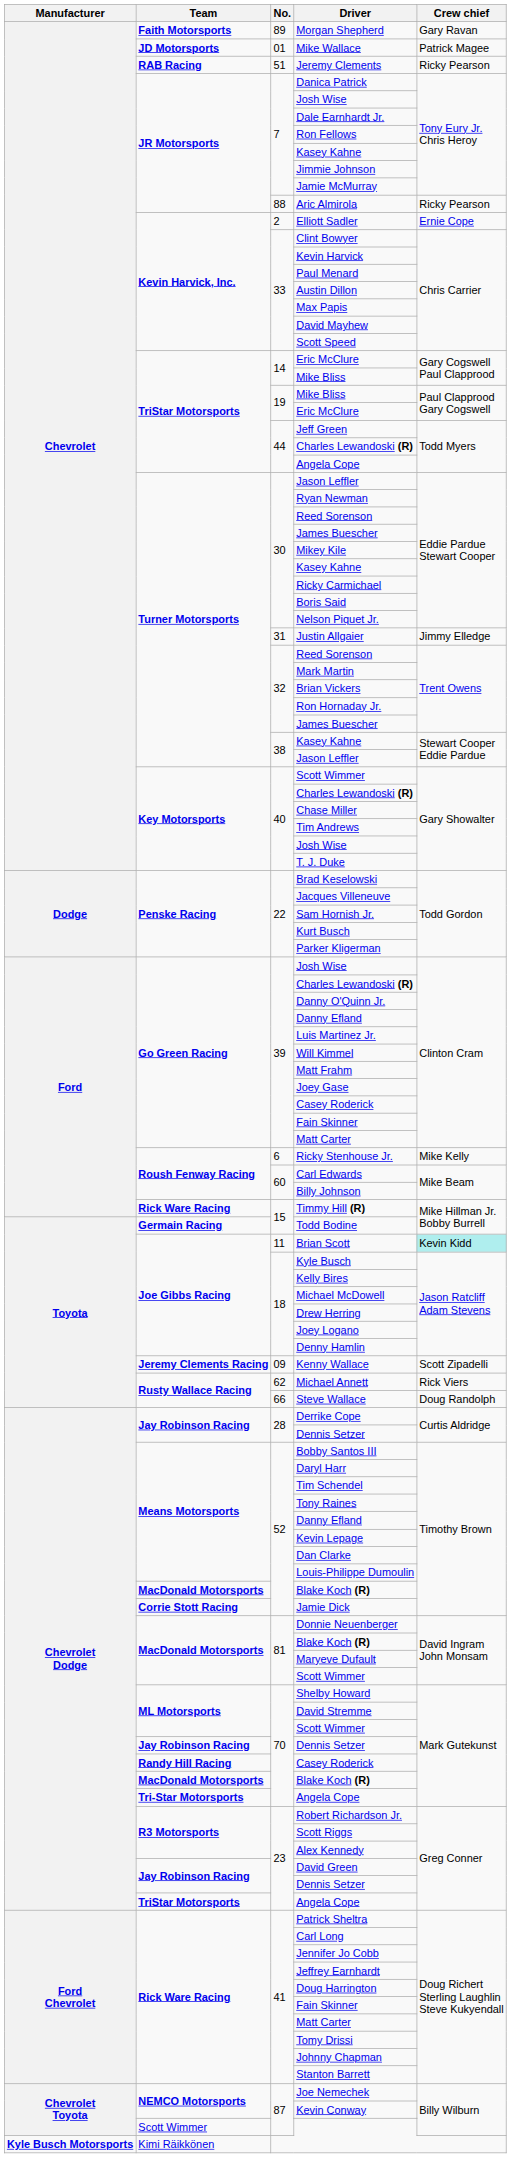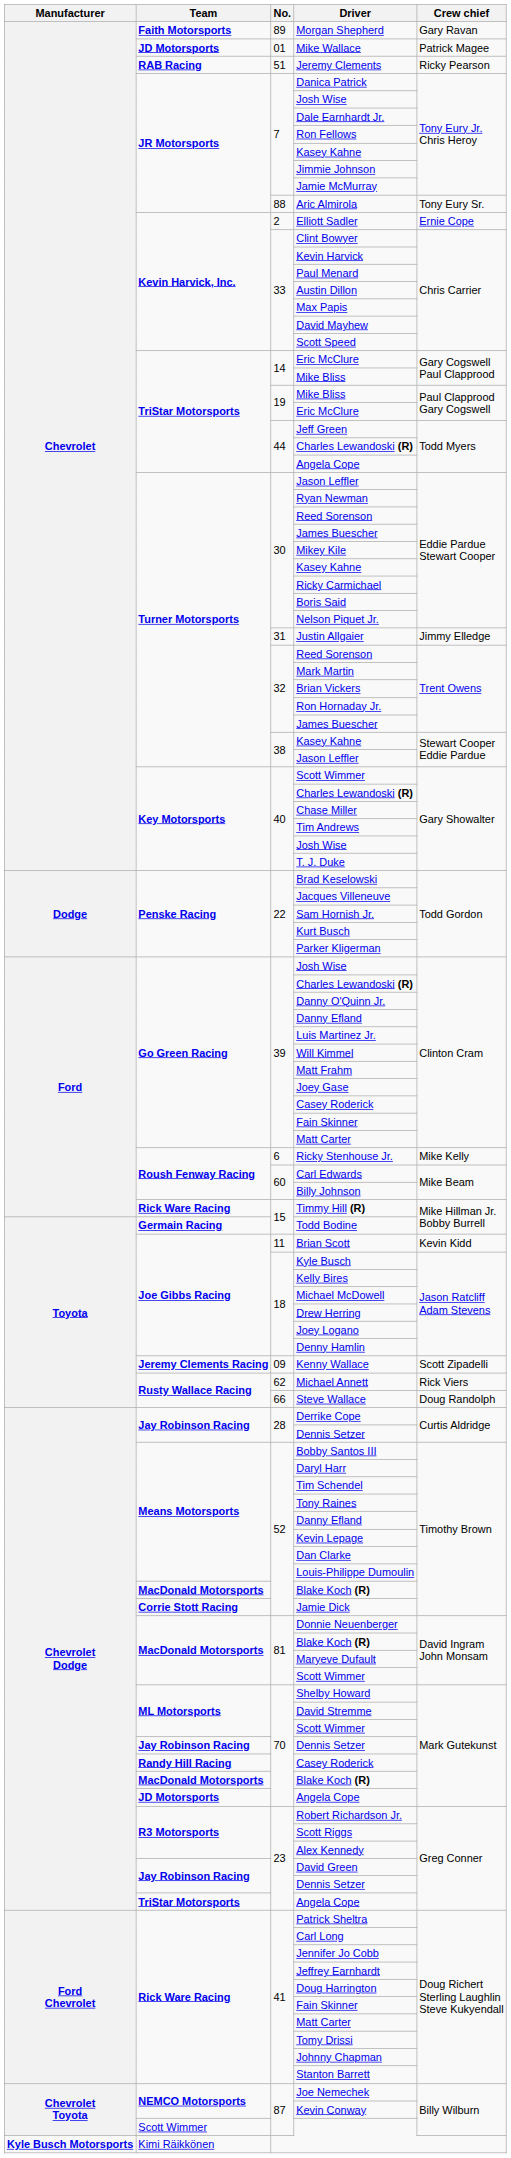(454, 204) Ricky Pearson -> (452, 204) Tony Eury Sr.
(445, 1243) paleturquoise background -> (445, 1243) no background
(191, 1798) Tri-Star Motorsports -> (179, 1798) JD Motorsports
